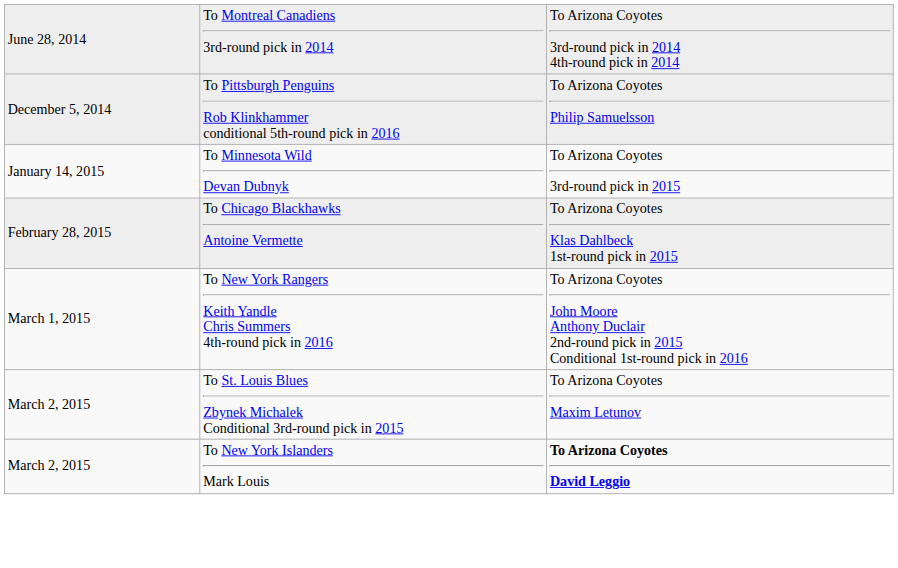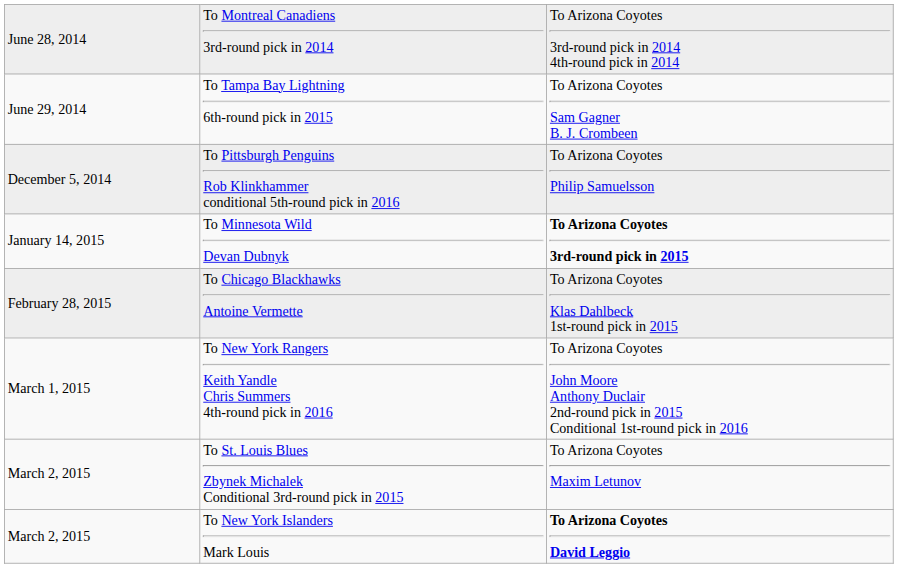+ row: (373, 101)
(720, 171) normal -> (720, 241) bold
